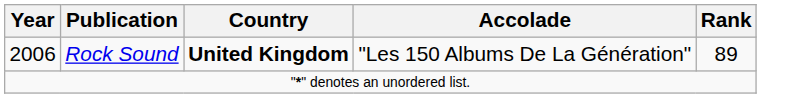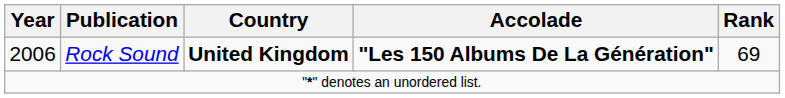(525, 53) normal -> (536, 53) bold
(726, 53) 89 -> (749, 53) 69
